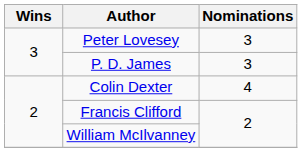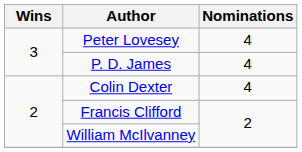(248, 40) 3 -> (248, 40) 4
(248, 64) 3 -> (248, 64) 4
